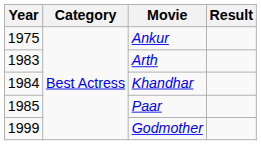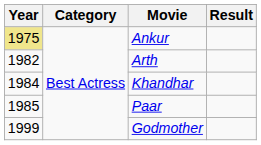(24, 38) no background -> (24, 38) khaki background
(24, 60) 1983 -> (24, 60) 1982
